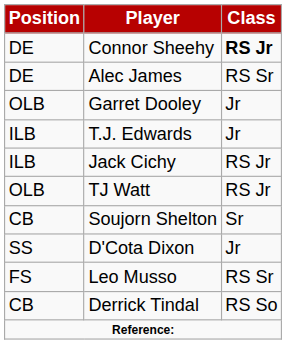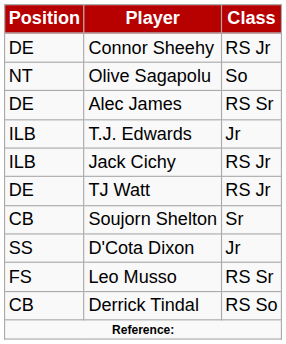(249, 47) bold -> (248, 47) normal
+ row: (150, 76)
- row: (145, 104)
(27, 190) OLB -> (21, 190) DE
